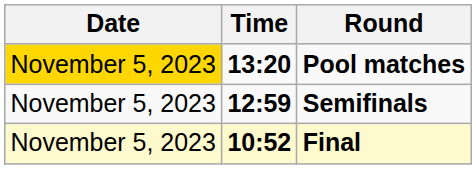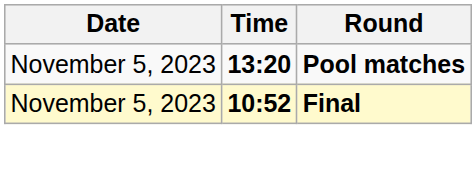(113, 63) gold background -> (113, 63) no background
- row: (365, 103)
